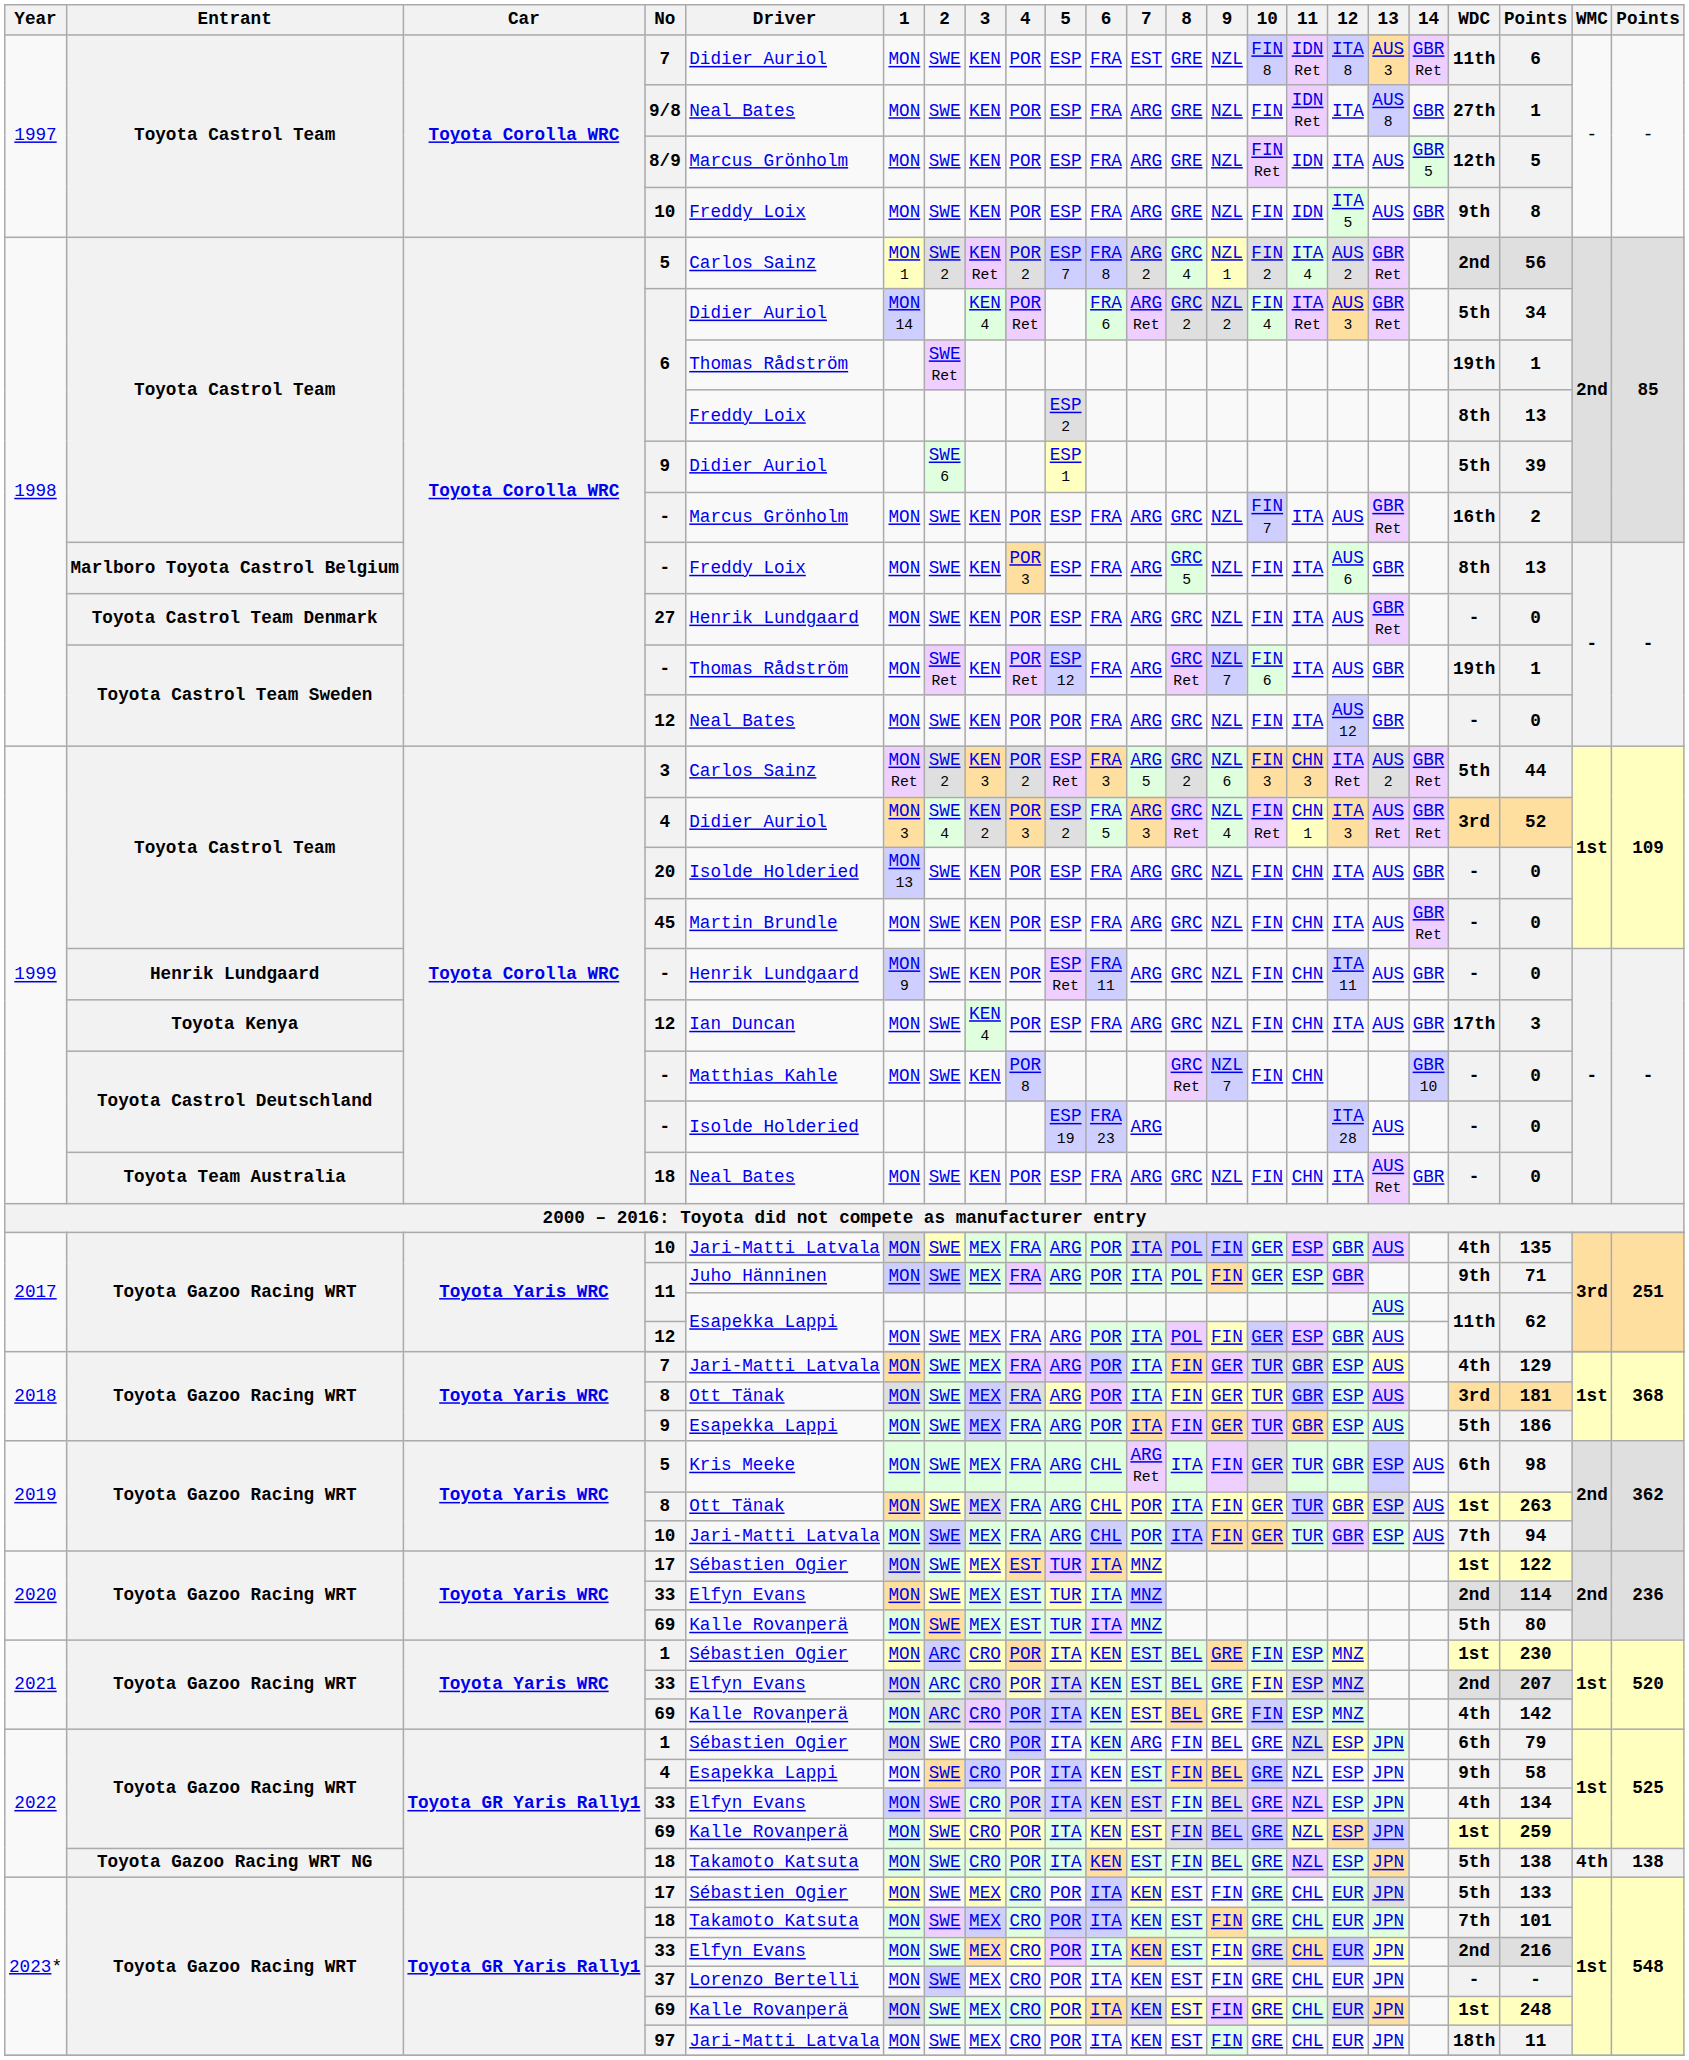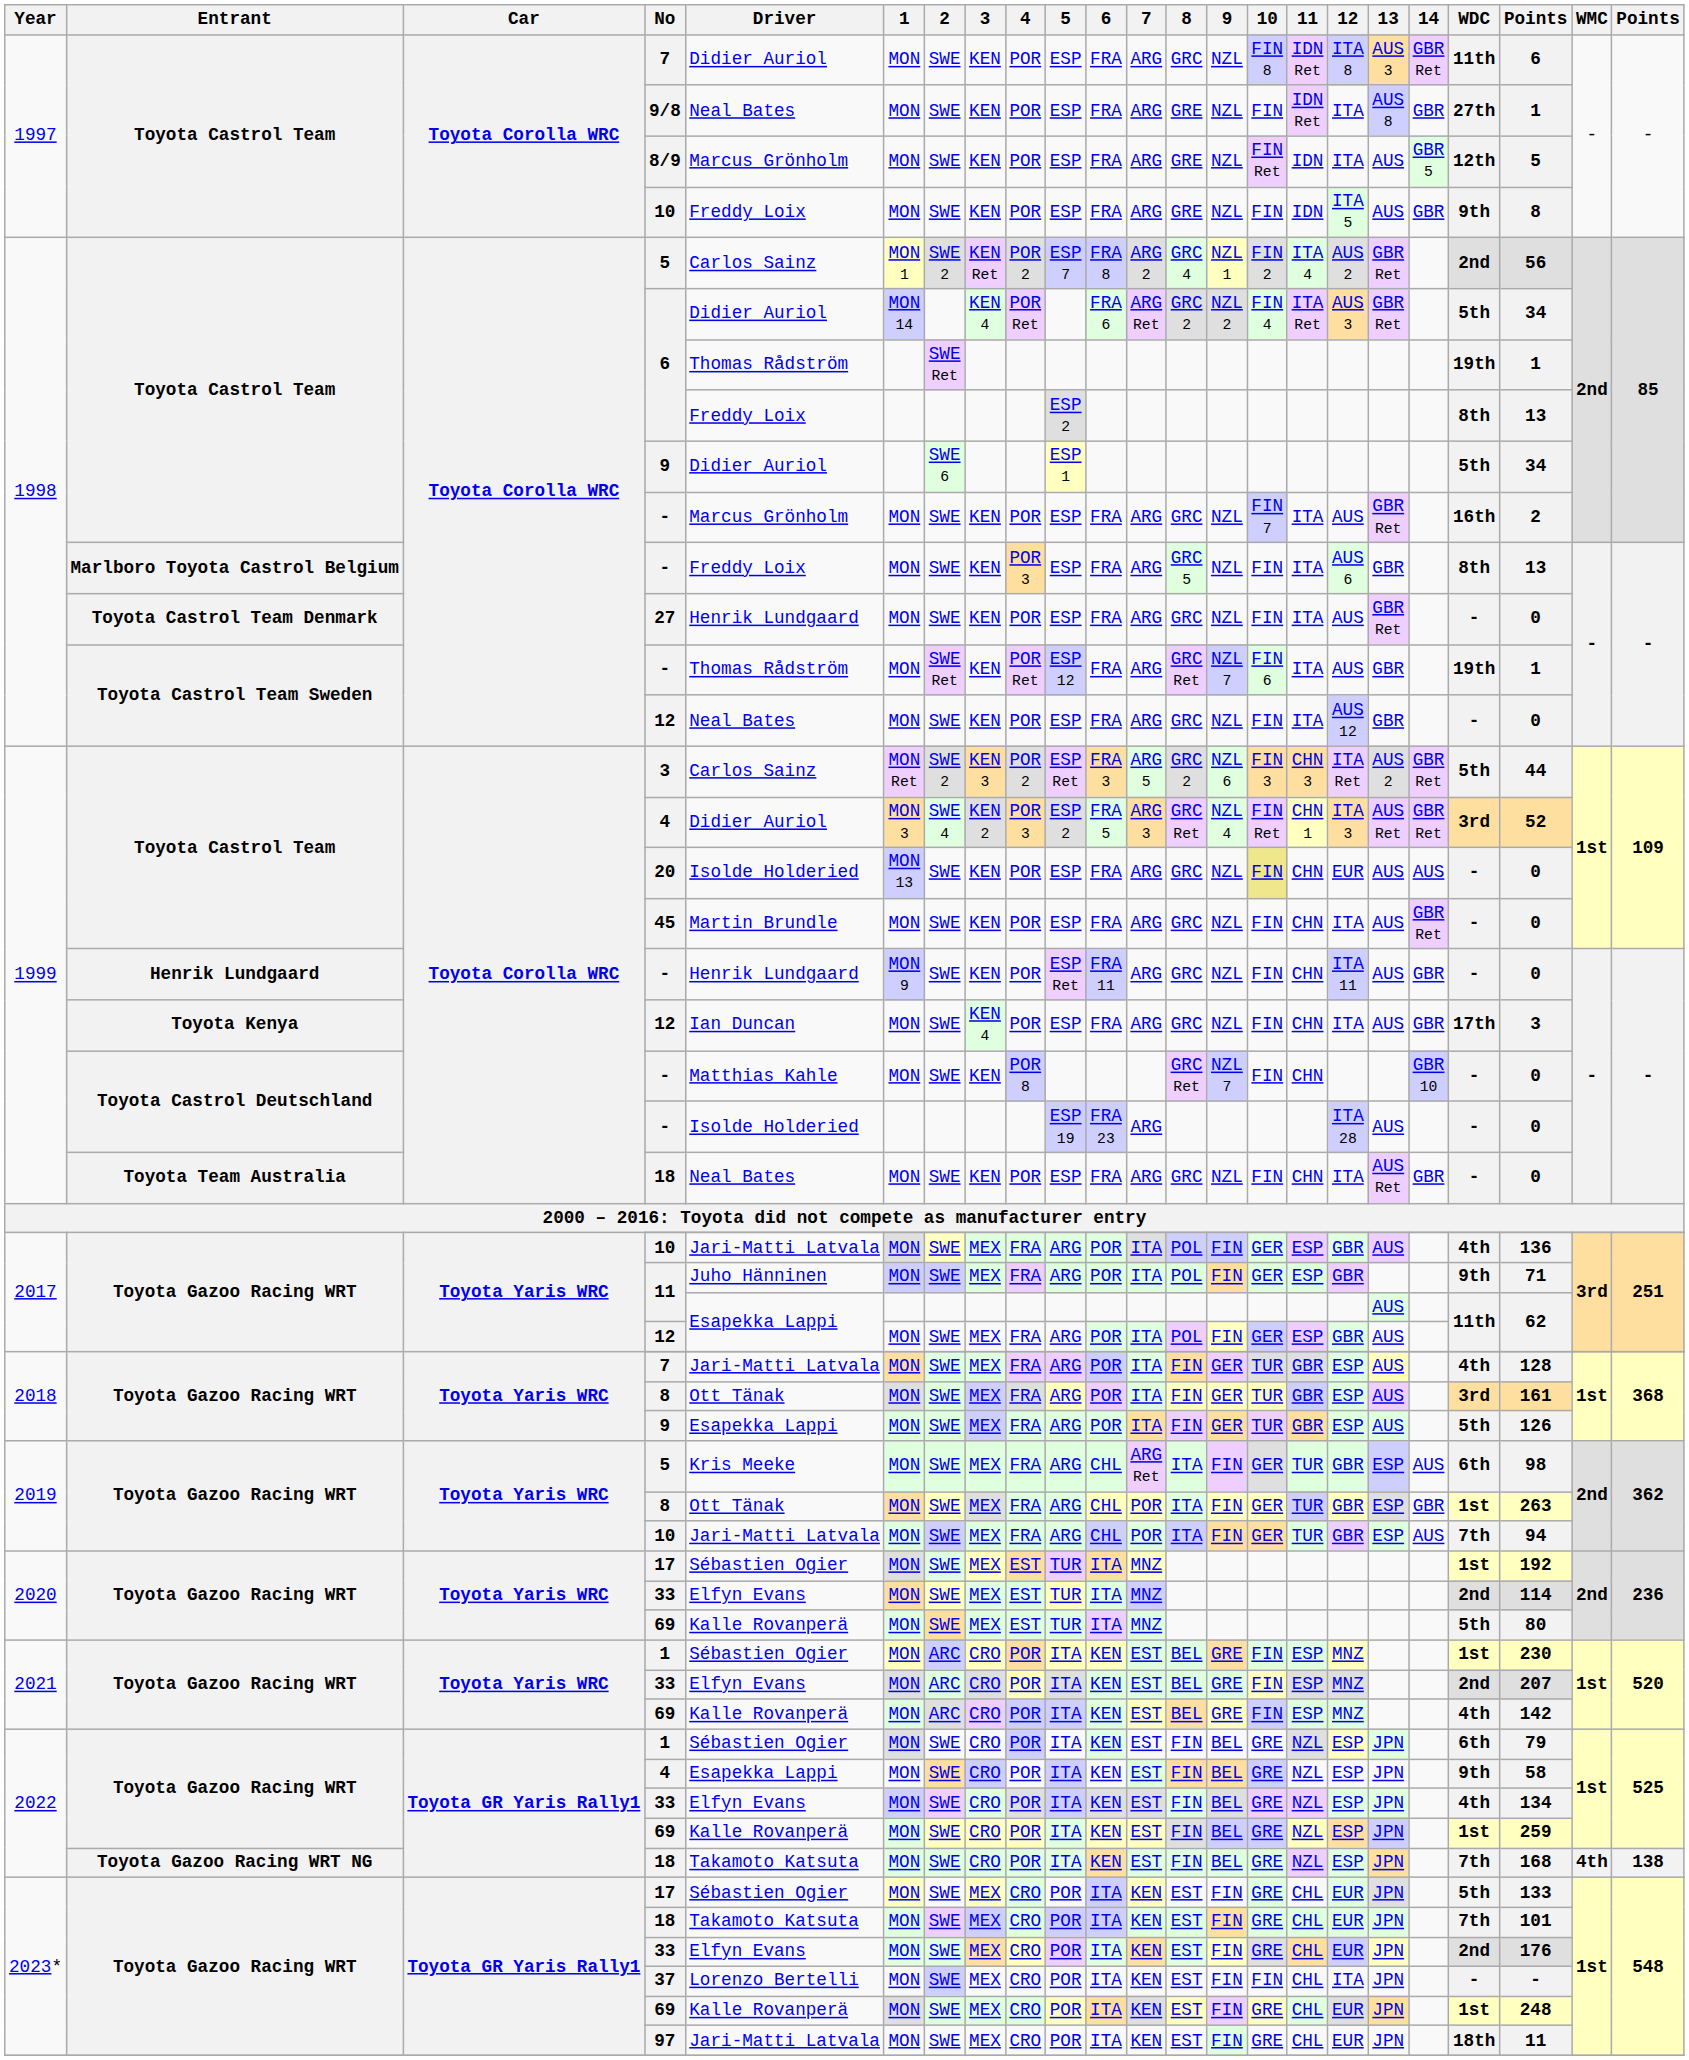(1146, 60) EST -> (1146, 60) ARG
(1187, 60) GRE -> (1187, 60) GRC
(1536, 466) 39 -> (1536, 466) 34
(1066, 720) POR -> (1066, 720) ESP
(1267, 873) no background -> (1267, 873) khaki background
(1348, 873) ITA -> (1348, 873) EUR
(1429, 873) GBR -> (1429, 873) AUS
(1536, 1248) 135 -> (1536, 1248) 136
(1536, 1366) 129 -> (1536, 1366) 128
(1536, 1396) 181 -> (1536, 1396) 161
(1536, 1426) 186 -> (1536, 1426) 126
(1429, 1506) AUS -> (1429, 1506) GBR
(1536, 1565) 122 -> (1536, 1565) 192
(1146, 1744) ARG -> (1146, 1744) EST
(1474, 1862) 5th -> (1474, 1862) 7th
(1536, 1862) 138 -> (1536, 1862) 168
(1536, 1951) 216 -> (1536, 1951) 176
(1267, 1981) GRE -> (1267, 1981) FIN
(1348, 1981) EUR -> (1348, 1981) ITA
